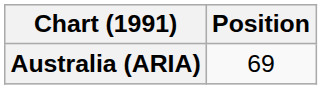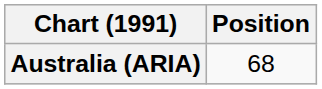(261, 63) 69 -> (261, 63) 68
